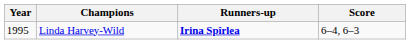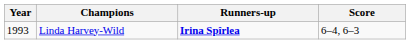(18, 30) 1995 -> (18, 30) 1993
